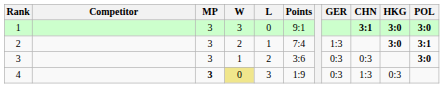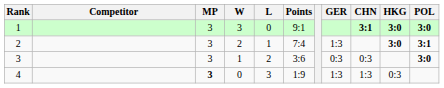(239, 75) khaki background -> (239, 75) no background
(336, 75) 0:3 -> (336, 75) 1:3
